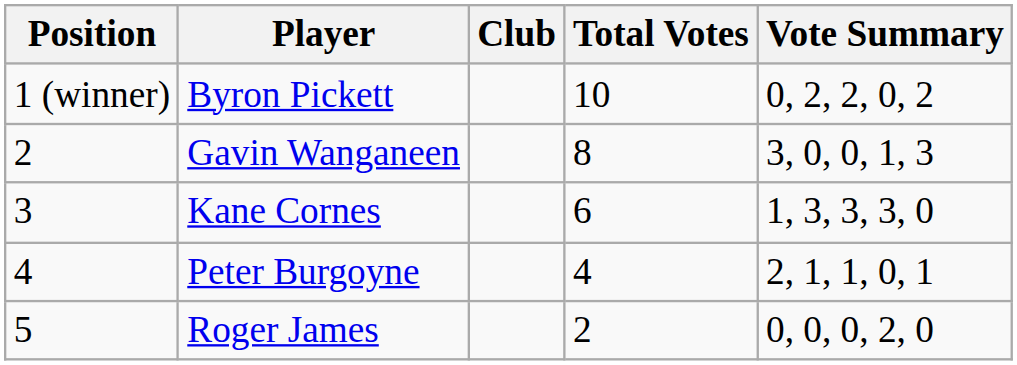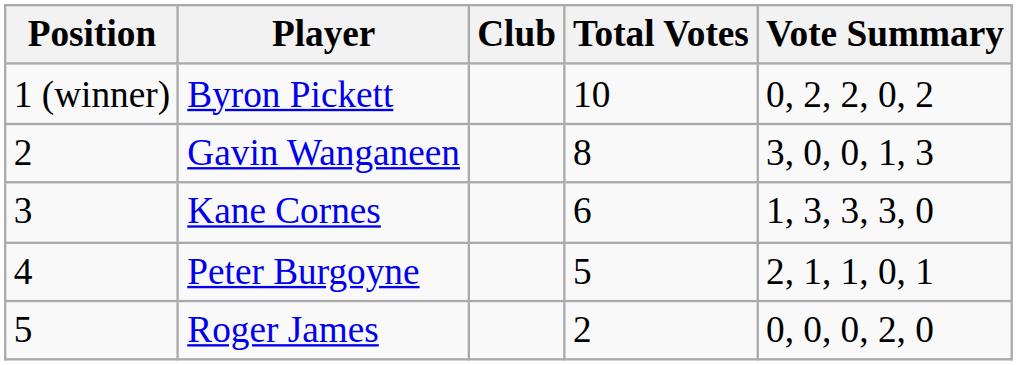(582, 270) 4 -> (582, 270) 5
